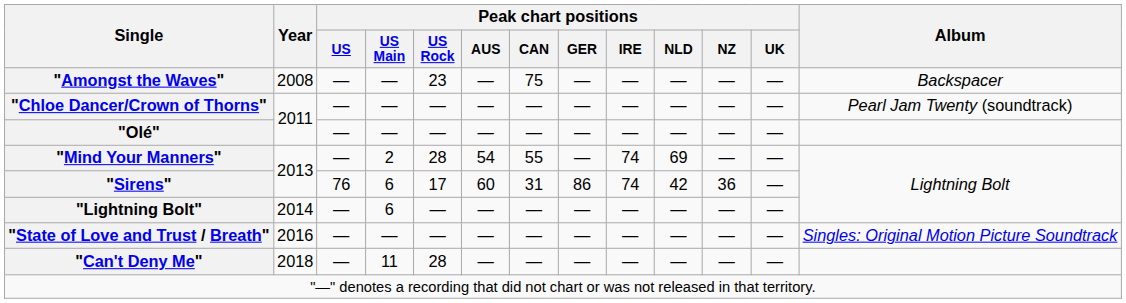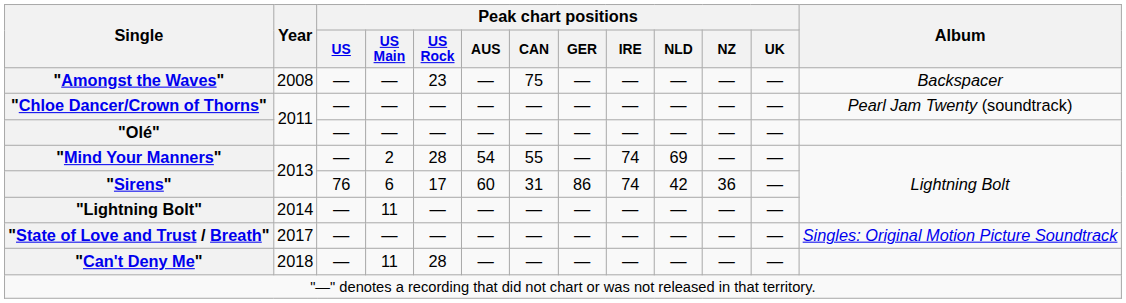(389, 209) 6 -> (389, 209) 11
(295, 235) 2016 -> (295, 235) 2017
